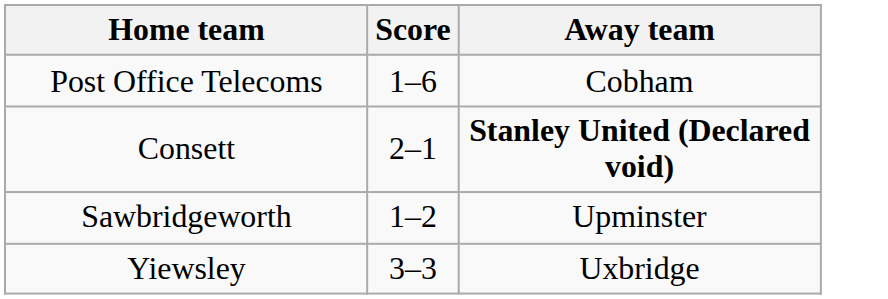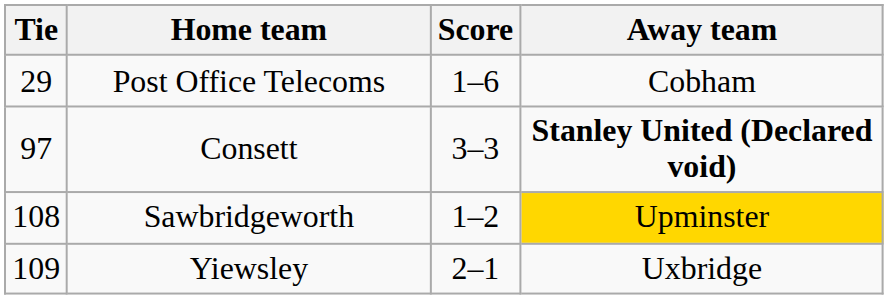+ column: (36, 29)
(413, 148) 2–1 -> (475, 148) 3–3
(640, 217) no background -> (702, 217) gold background
(413, 267) 3–3 -> (475, 267) 2–1
